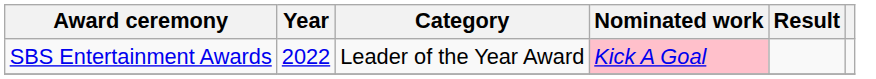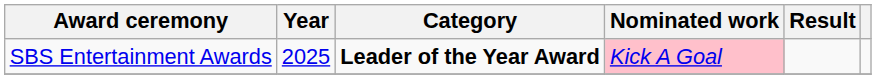(306, 56) 2022 -> (306, 56) 2025
(462, 56) normal -> (470, 56) bold
